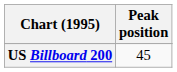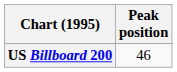(144, 55) 45 -> (144, 55) 46
